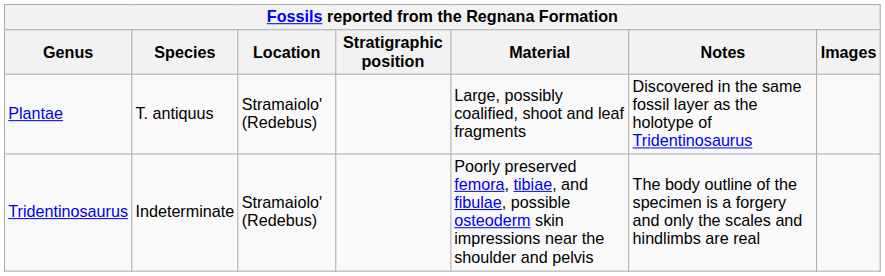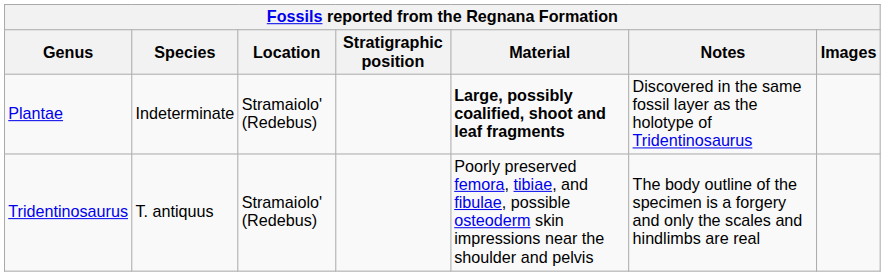(175, 114) T. antiquus -> (185, 114) Indeterminate
(539, 114) normal -> (530, 114) bold
(185, 212) Indeterminate -> (175, 212) T. antiquus
